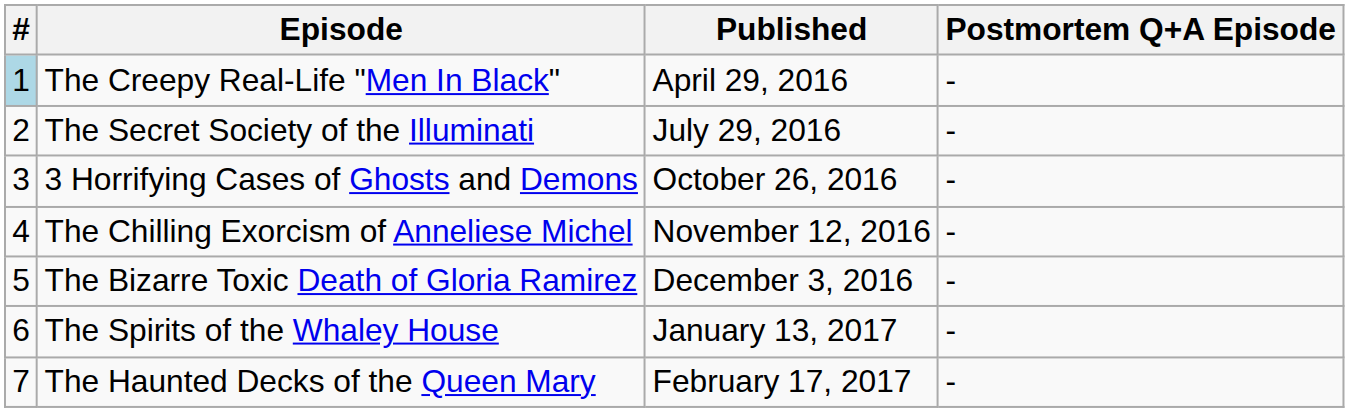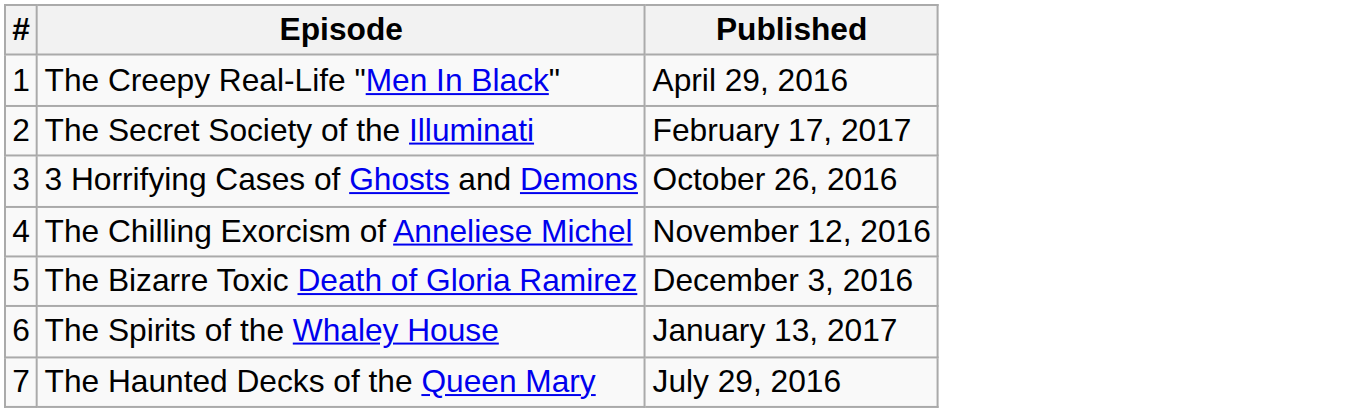- column: (1141, 29)
(21, 79) lightblue background -> (21, 79) no background
(747, 130) July 29, 2016 -> (782, 130) February 17, 2017
(782, 381) February 17, 2017 -> (747, 381) July 29, 2016
